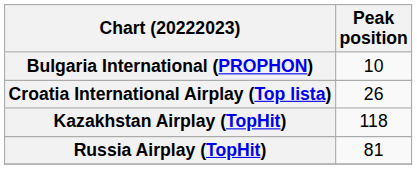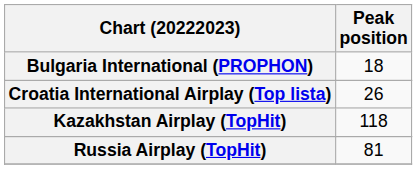(374, 66) 10 -> (374, 66) 18
